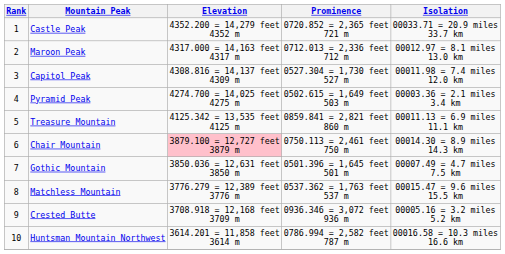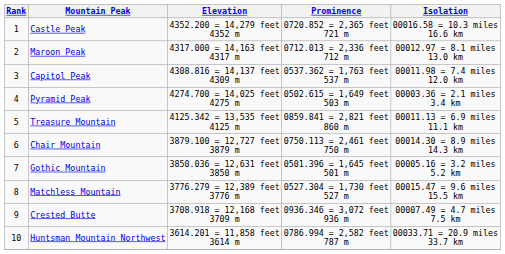(445, 29) 00033.71 = 20.9 miles 33.7 km -> (445, 29) 00016.58 = 10.3 miles 16.6 km
(336, 76) 0527.304 = 1,730 feet 527 m -> (336, 76) 0537.362 = 1,763 feet 537 m
(225, 145) pink background -> (225, 145) no background
(445, 168) 00007.49 = 4.7 miles 7.5 km -> (445, 168) 00005.16 = 3.2 miles 5.2 km
(336, 192) 0537.362 = 1,763 feet 537 m -> (336, 192) 0527.304 = 1,730 feet 527 m
(445, 215) 00005.16 = 3.2 miles 5.2 km -> (445, 215) 00007.49 = 4.7 miles 7.5 km
(445, 238) 00016.58 = 10.3 miles 16.6 km -> (445, 238) 00033.71 = 20.9 miles 33.7 km
